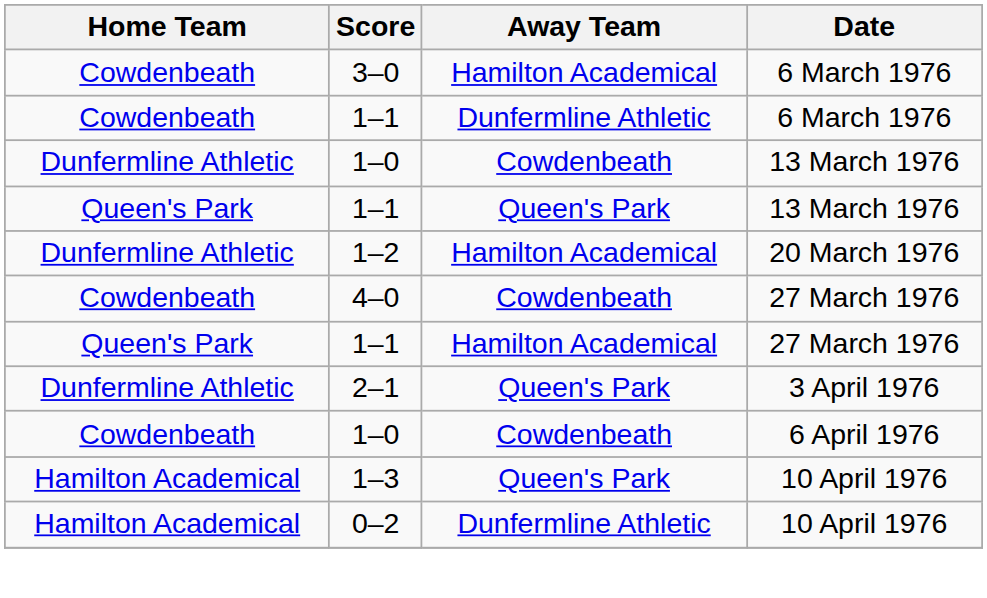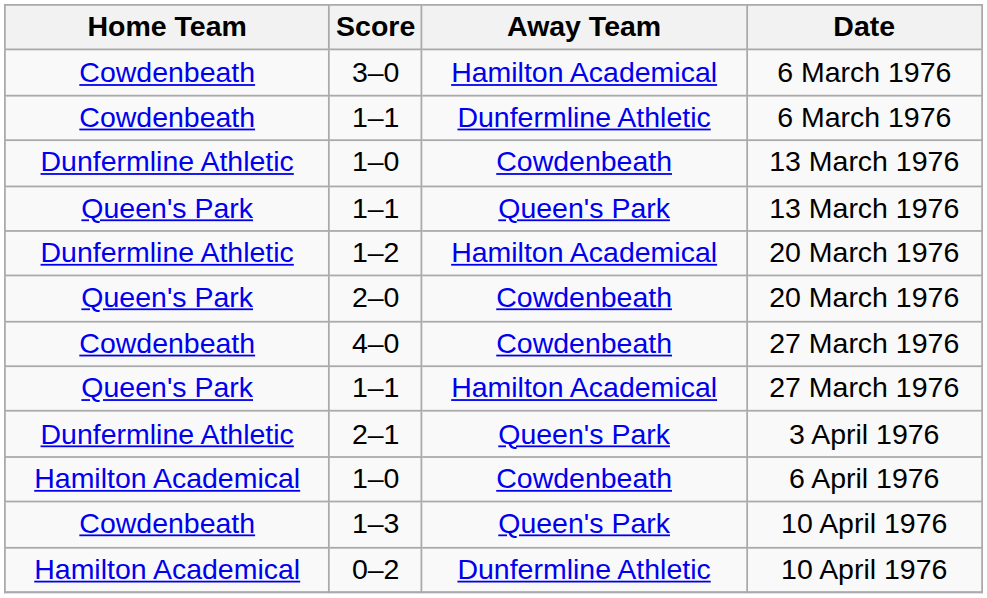+ row: (376, 298)
(167, 433) Cowdenbeath -> (167, 478) Hamilton Academical
(167, 478) Hamilton Academical -> (167, 523) Cowdenbeath
